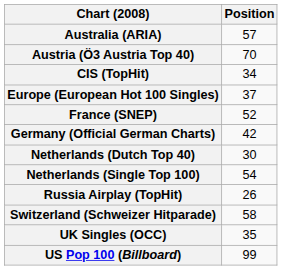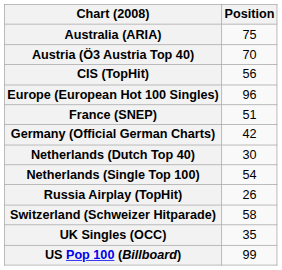(249, 34) 57 -> (249, 34) 75
(249, 74) 34 -> (249, 74) 56
(249, 94) 37 -> (249, 94) 96
(249, 114) 52 -> (249, 114) 51
